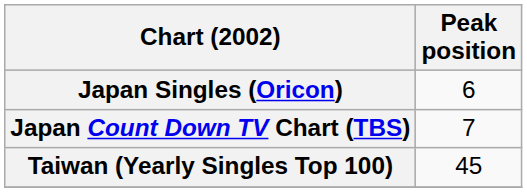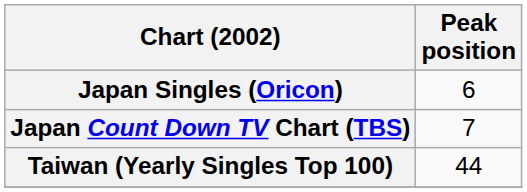(469, 166) 45 -> (469, 166) 44
